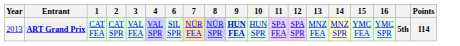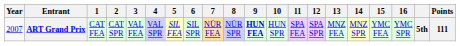+ column: (174, 10)
(14, 29) 2013 -> (14, 29) 2007
(424, 29) 114 -> (442, 29) 111
